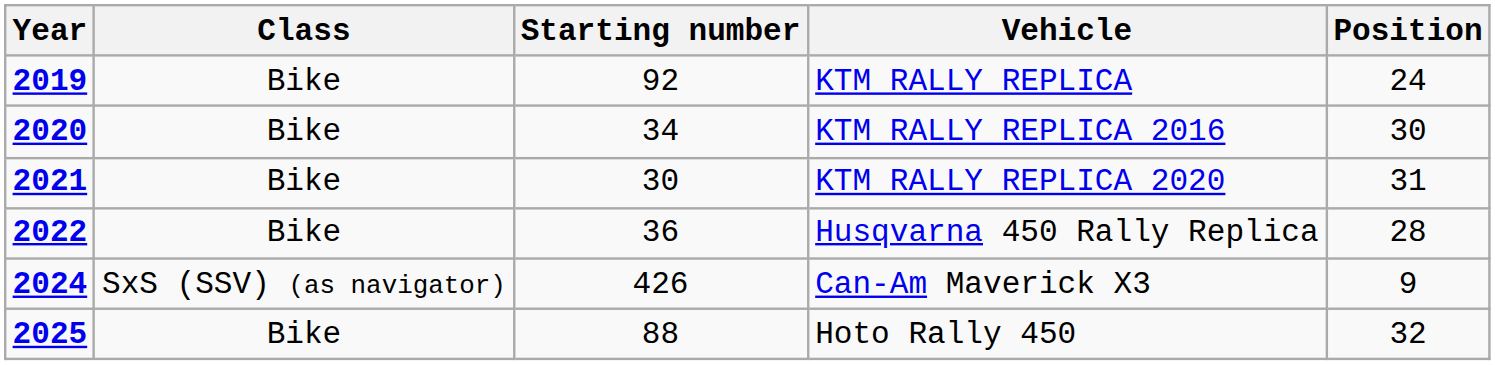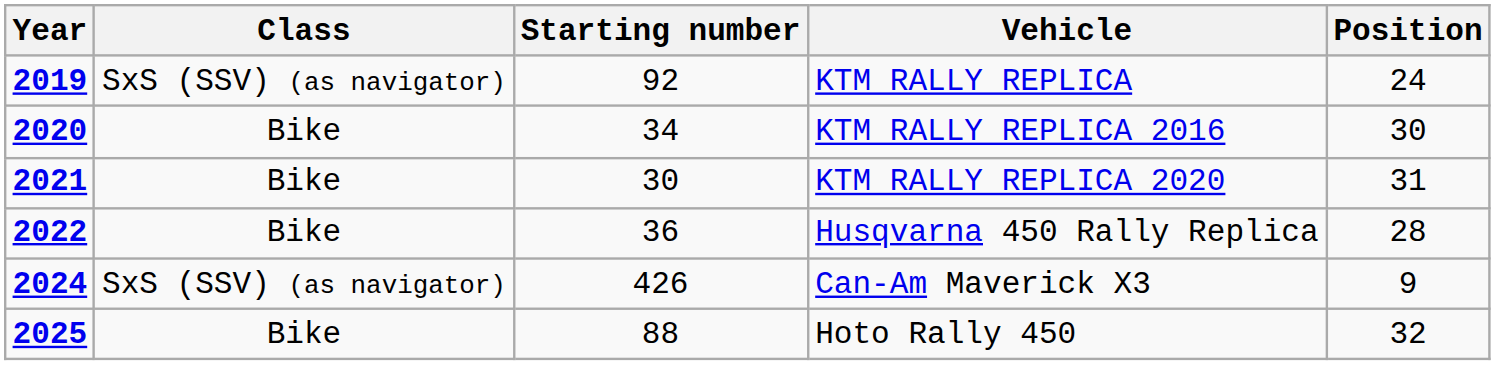(304, 81) Bike -> (304, 81) SxS (SSV) (as navigator)
